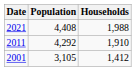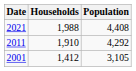columns swapped: (53, 12) <-> (105, 12)
